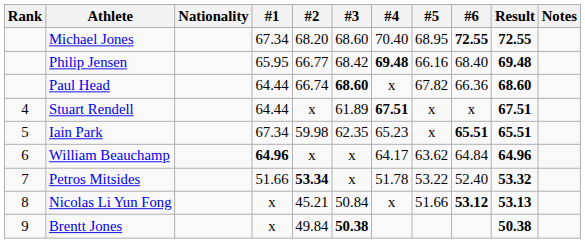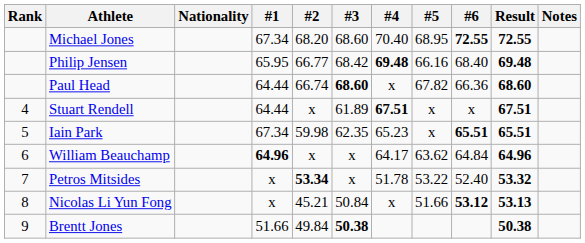(272, 179) 51.66 -> (272, 179) x
(272, 226) x -> (272, 226) 51.66
